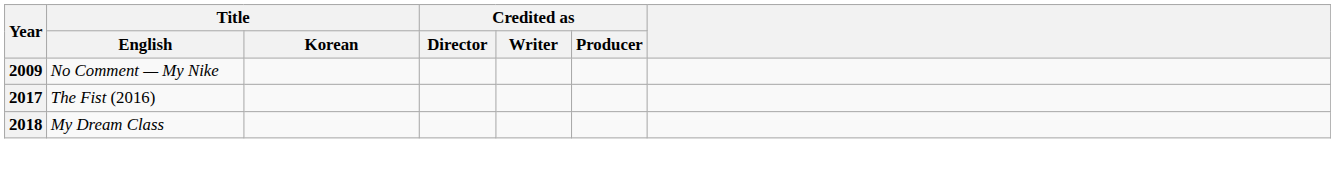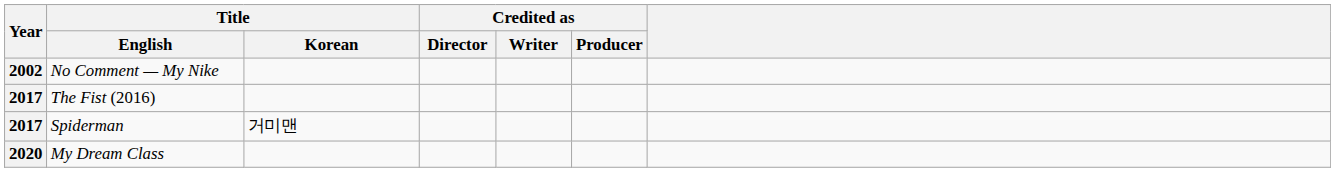(26, 71) 2009 -> (26, 71) 2002
+ row: (87, 125)
(26, 124) 2018 -> (26, 154) 2020
